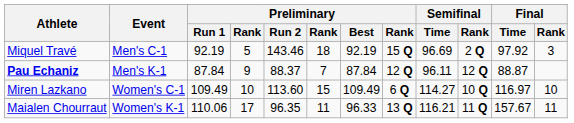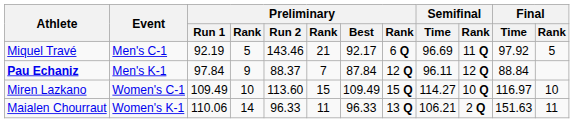(323, 52) 18 -> (323, 52) 21
(361, 52) 92.19 -> (361, 52) 92.17
(399, 52) 15 Q -> (399, 52) 6 Q
(475, 52) 2 Q -> (476, 52) 11 Q
(551, 52) 3 -> (552, 52) 5
(209, 71) 87.84 -> (209, 71) 97.84
(513, 71) 88.87 -> (514, 71) 88.84
(399, 90) 6 Q -> (399, 90) 15 Q
(247, 109) 17 -> (247, 109) 14
(285, 109) 96.35 -> (285, 109) 96.33
(437, 109) 116.21 -> (438, 109) 106.21
(475, 109) 11 Q -> (476, 109) 2 Q
(513, 109) 157.67 -> (514, 109) 151.63
